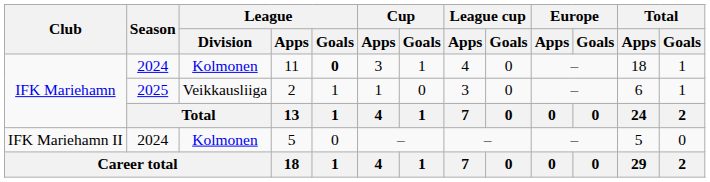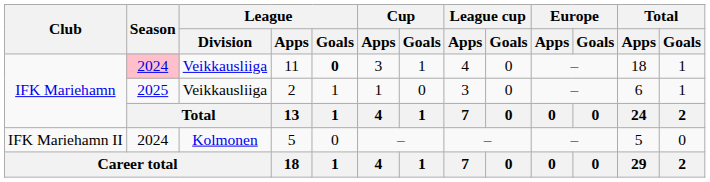(153, 66) no background -> (153, 66) pink background
(225, 66) Kolmonen -> (225, 66) Veikkausliiga
